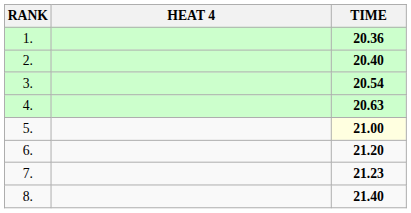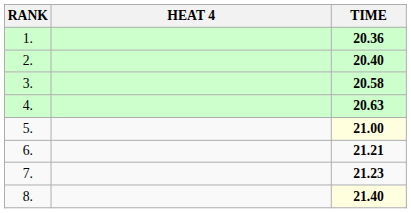(369, 83) 20.54 -> (369, 83) 20.58
(369, 151) 21.20 -> (369, 151) 21.21
(369, 196) no background -> (369, 196) lightyellow background
